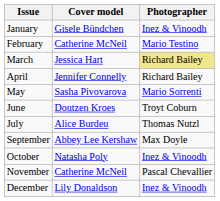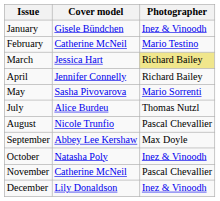- row: (16, 108)
+ row: (21, 124)
